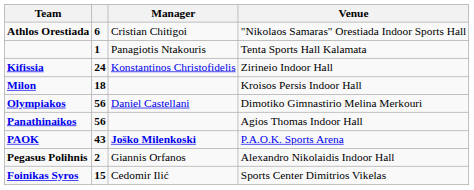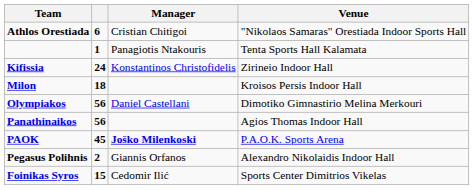(100, 139) 43 -> (100, 139) 45
